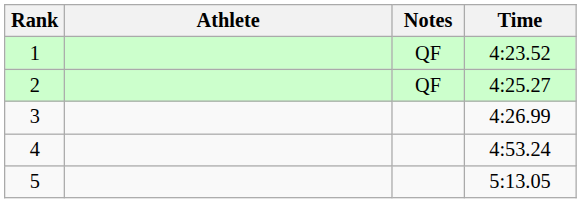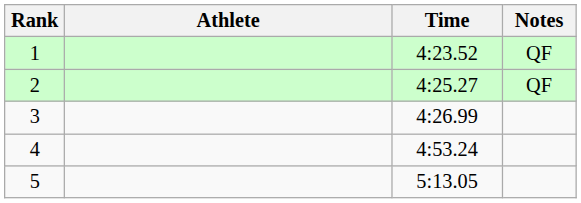columns swapped: (520, 20) <-> (428, 20)
